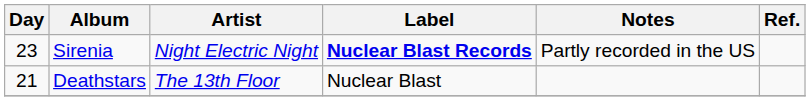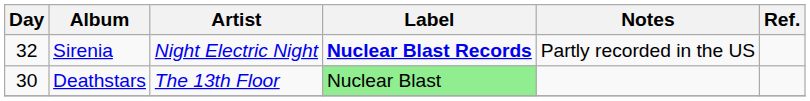(27, 50) 23 -> (27, 50) 32
(27, 80) 21 -> (27, 80) 30
(384, 80) no background -> (384, 80) lightgreen background
